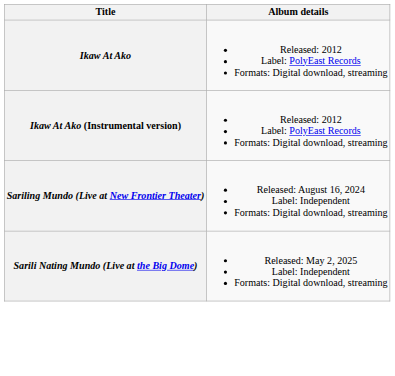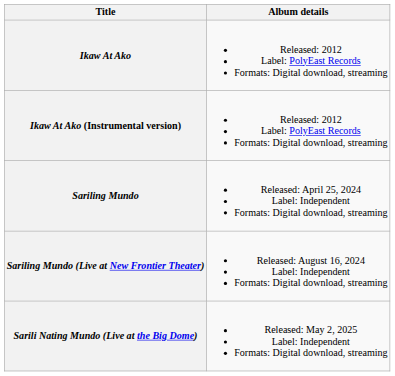+ row: (105, 195)
